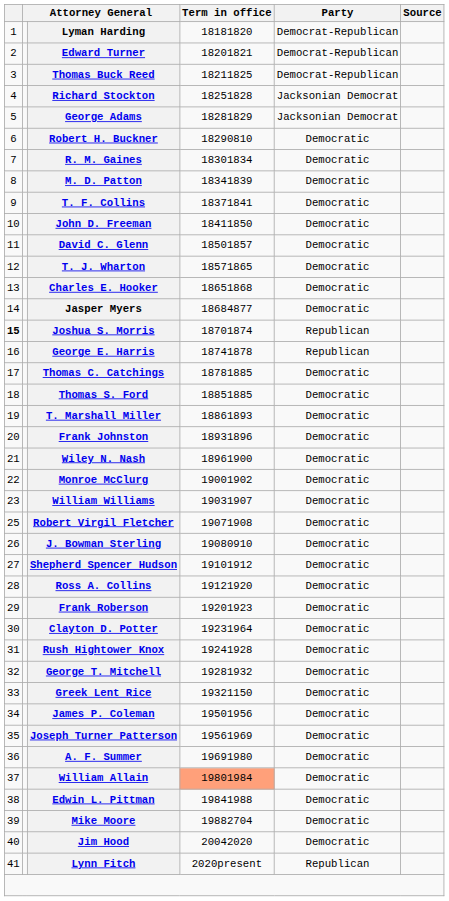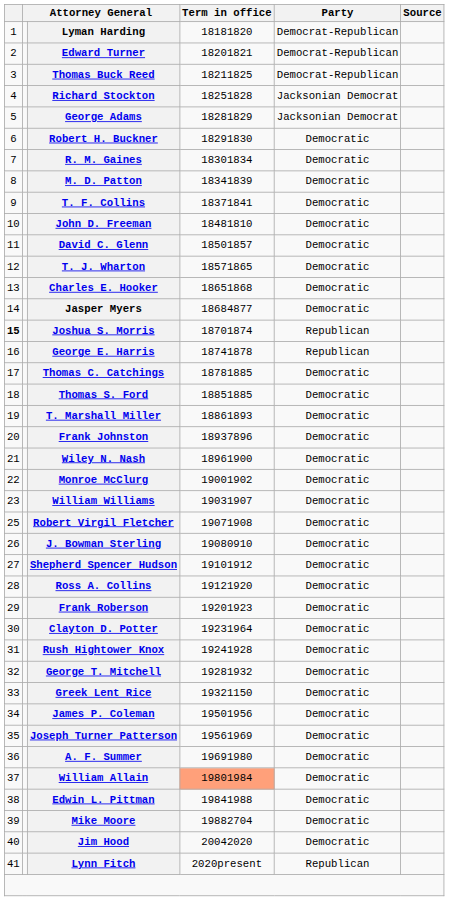(227, 139) 18290810 -> (227, 139) 18291830
(227, 224) 18411850 -> (227, 224) 18481810
(227, 438) 18931896 -> (227, 438) 18937896
